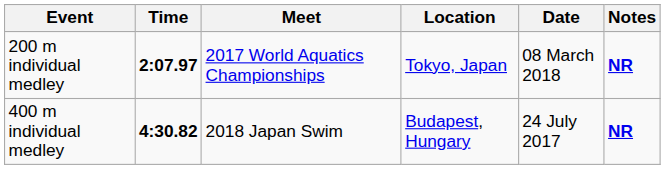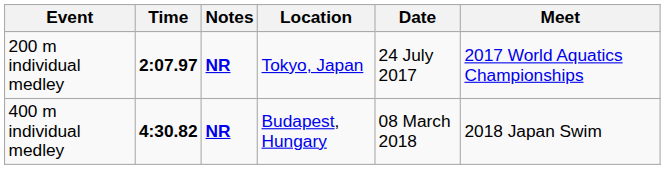columns swapped: (301, 18) <-> (632, 18)
(558, 65) 08 March 2018 -> (406, 65) 24 July 2017
(550, 131) 24 July 2017 -> (415, 131) 08 March 2018
